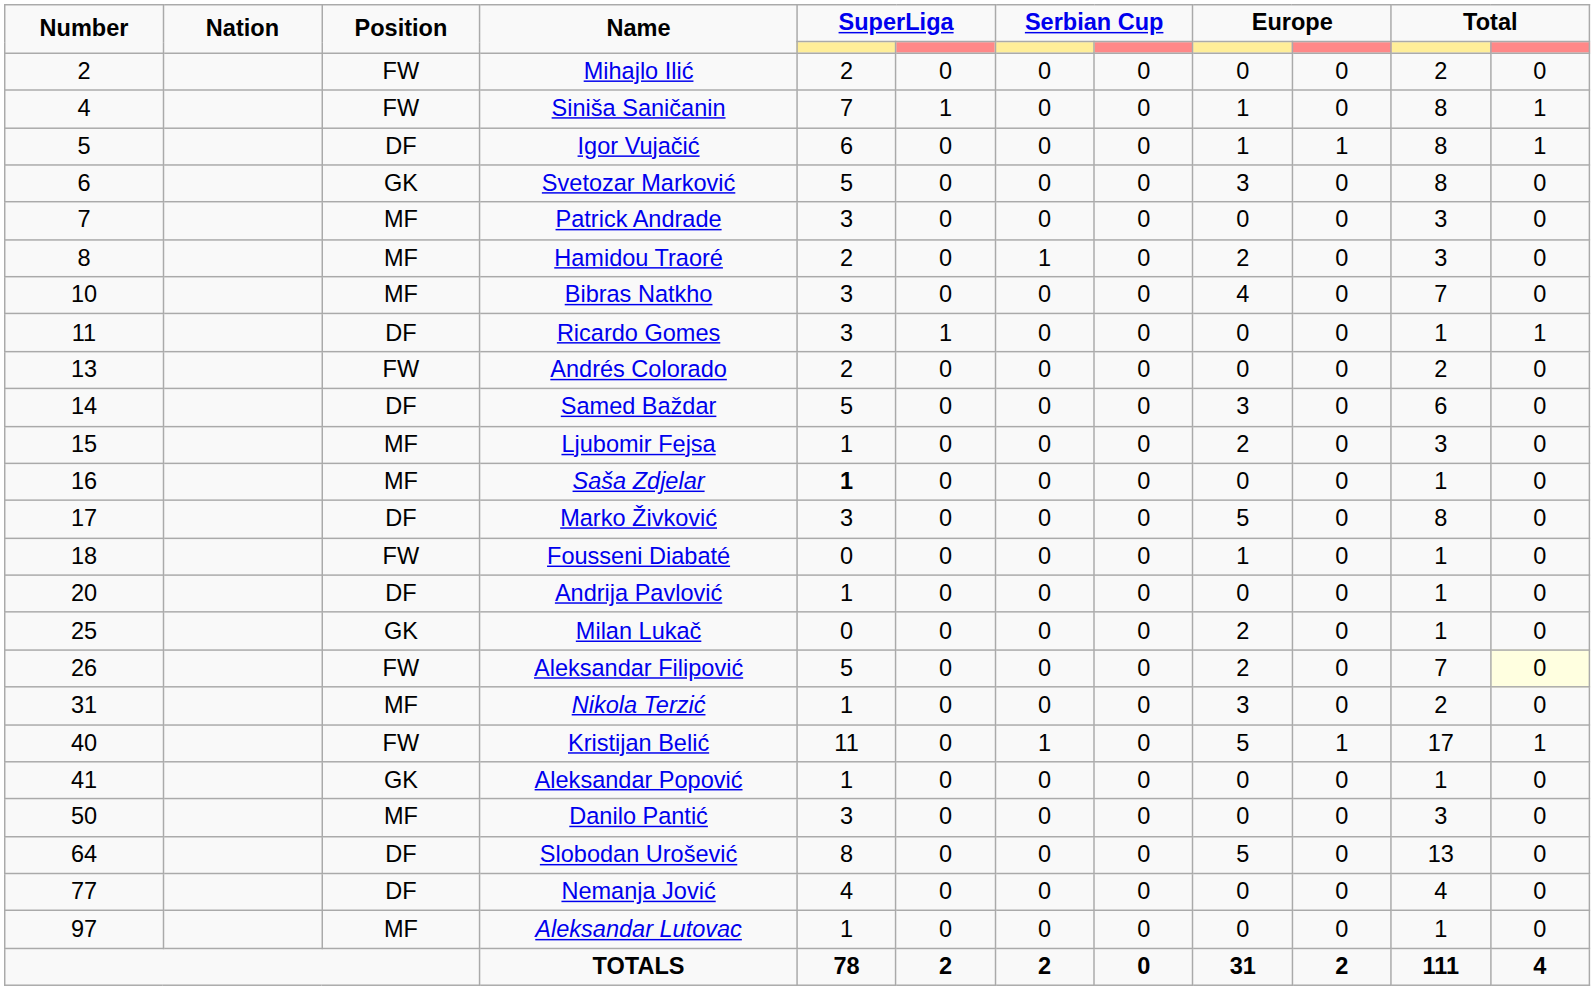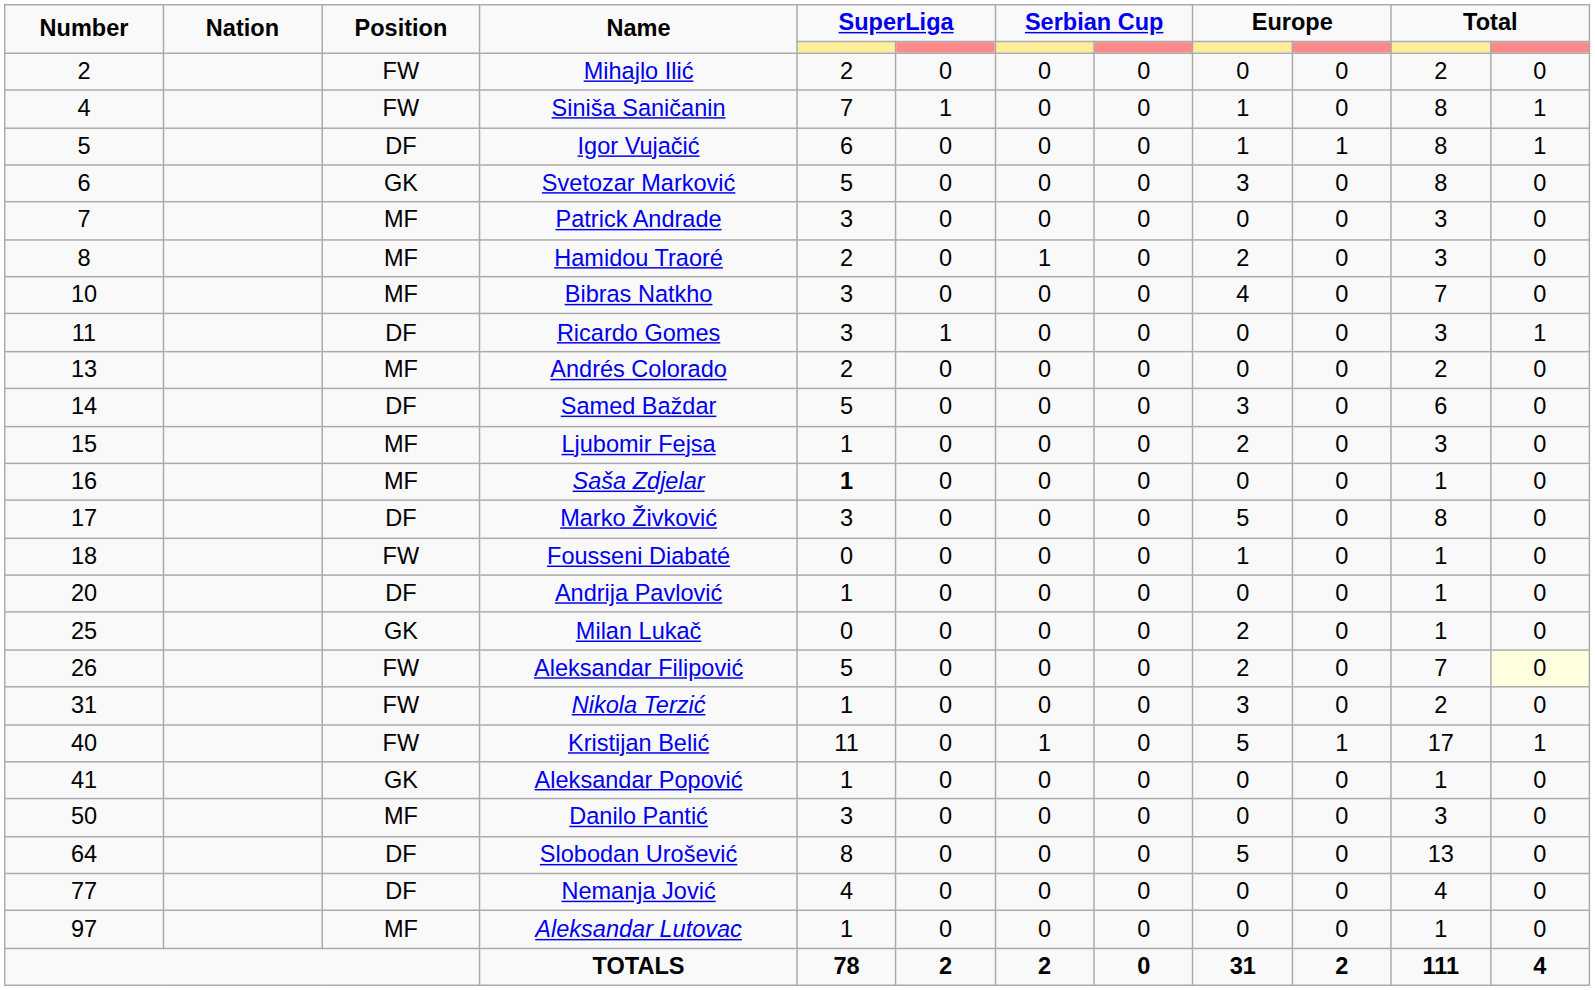(1441, 332) 1 -> (1441, 332) 3
(401, 369) FW -> (401, 369) MF
(401, 705) MF -> (401, 705) FW
